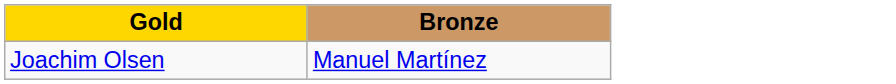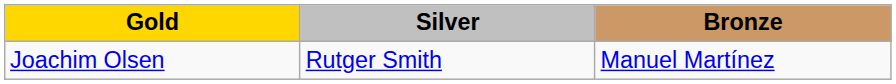+ column: (448, 23)
